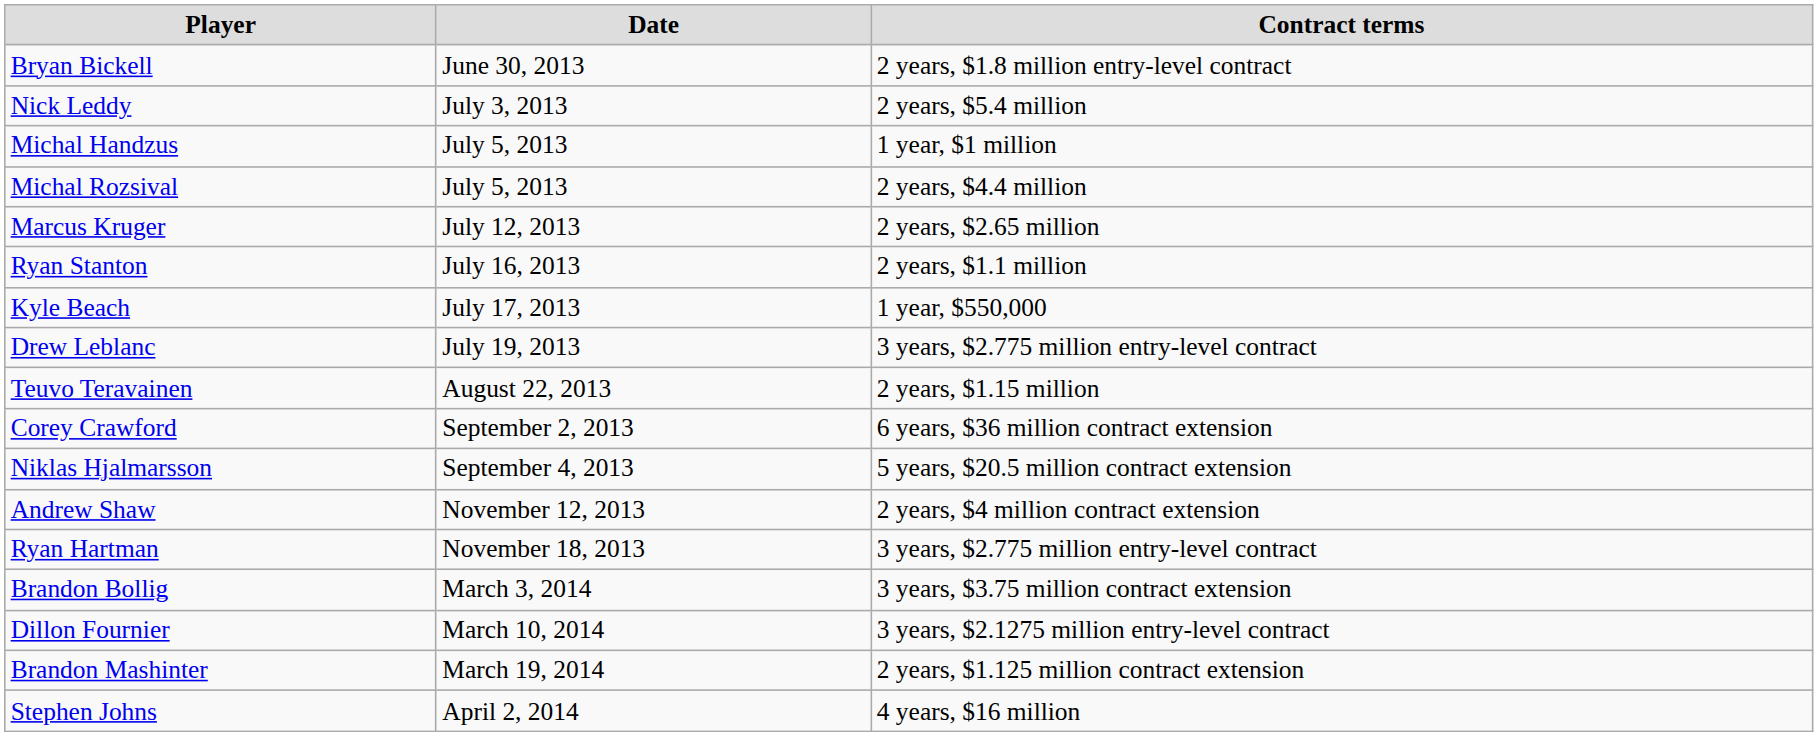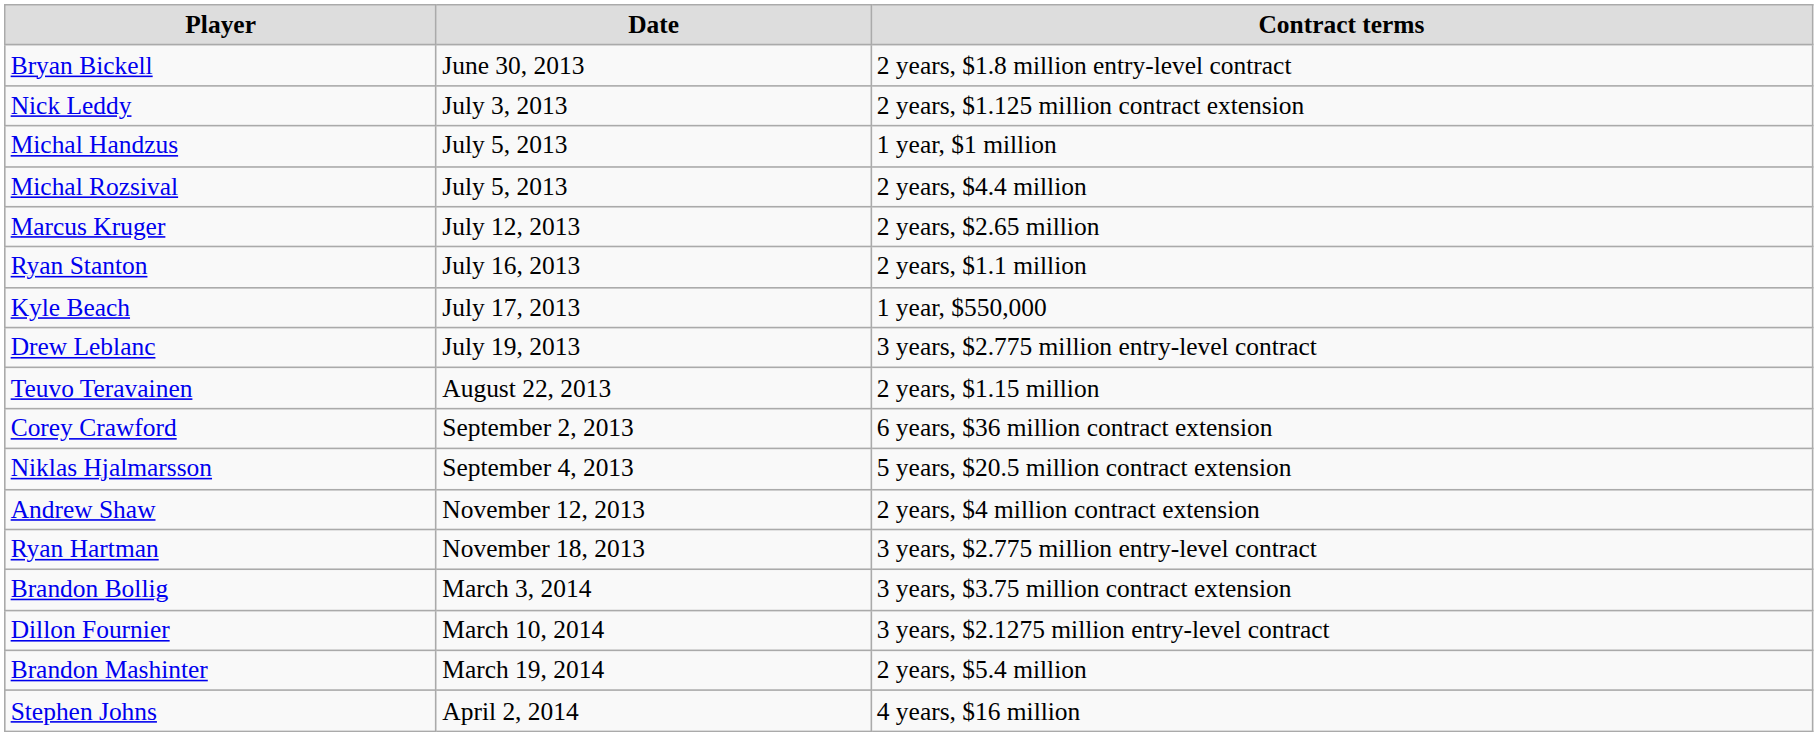(982, 105) 2 years, $5.4 million -> (1091, 105) 2 years, $1.125 million contract extension
(1091, 670) 2 years, $1.125 million contract extension -> (982, 670) 2 years, $5.4 million
